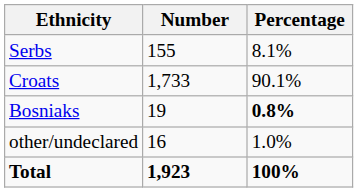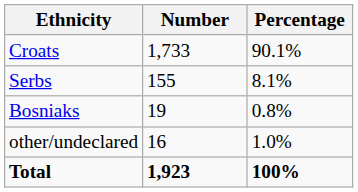rows swapped: (34, 80) <-> (30, 50)
(273, 111) bold -> (272, 111) normal
